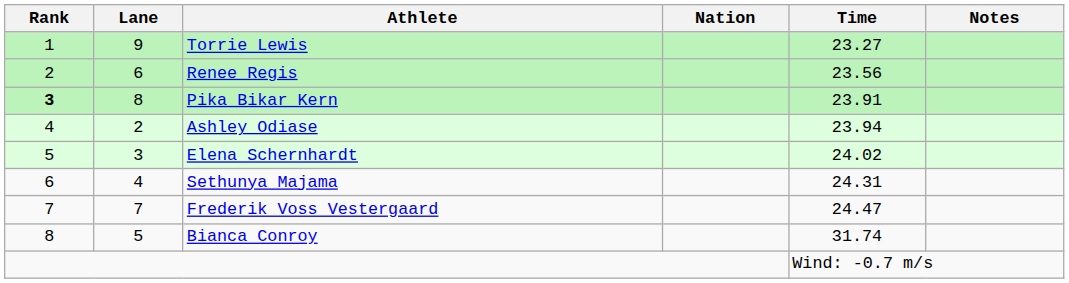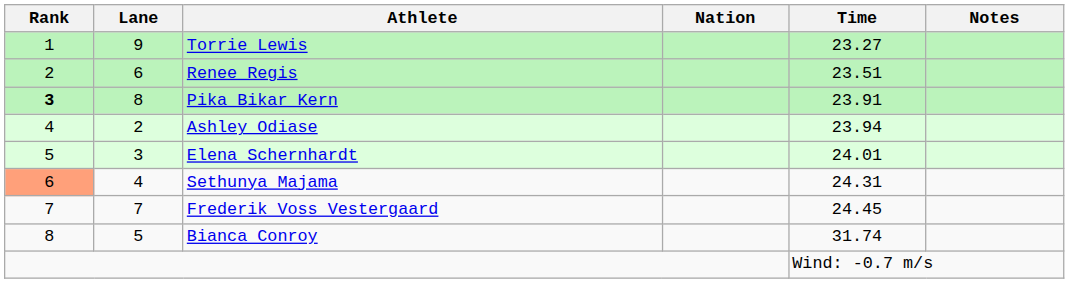(857, 73) 23.56 -> (857, 73) 23.51
(857, 155) 24.02 -> (857, 155) 24.01
(49, 182) no background -> (49, 182) lightsalmon background
(857, 210) 24.47 -> (857, 210) 24.45
